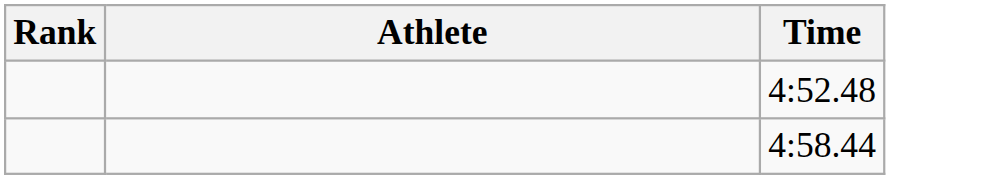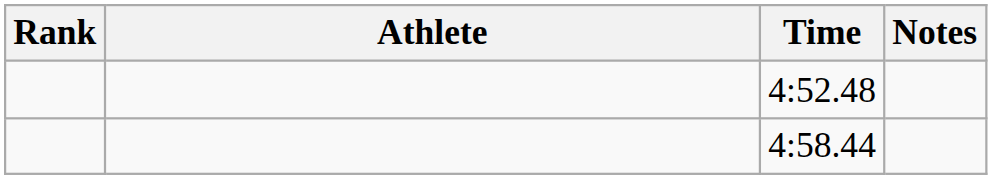+ column: (935, 32)
